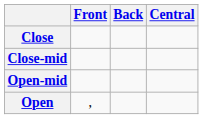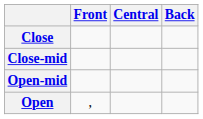columns swapped: (172, 15) <-> (128, 15)
